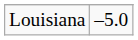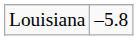(111, 19) –5.0 -> (111, 19) –5.8
